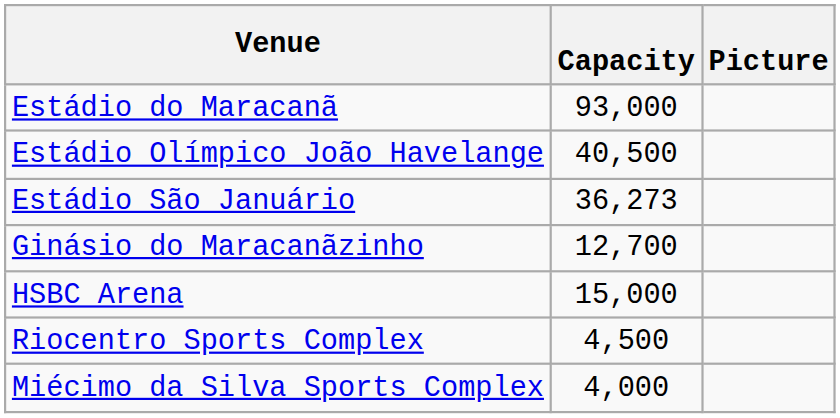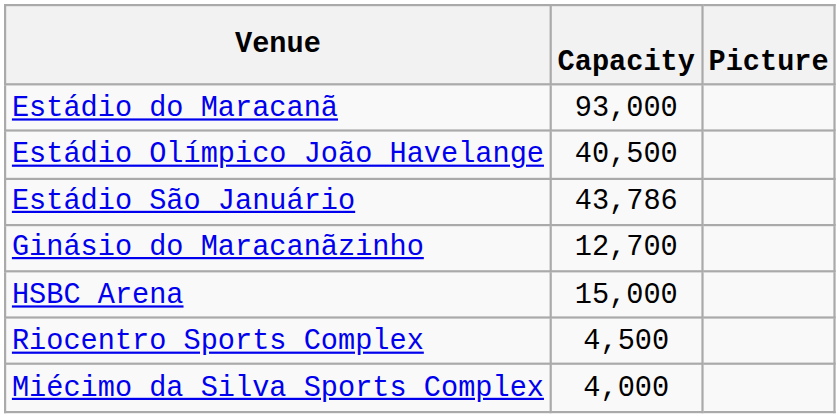(626, 201) 36,273 -> (626, 201) 43,786
